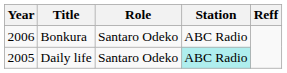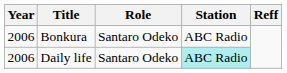(21, 57) 2005 -> (21, 57) 2006
